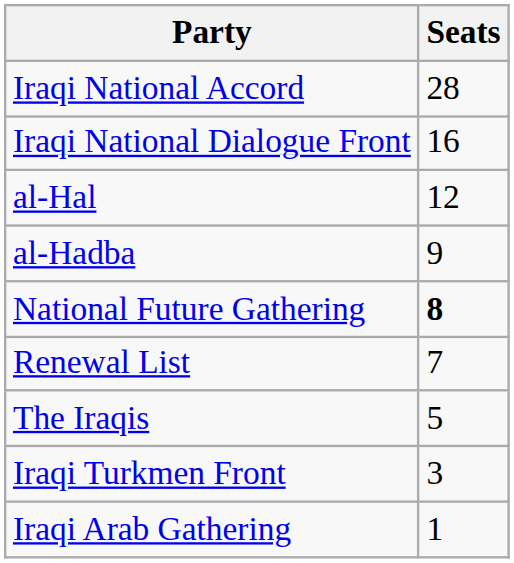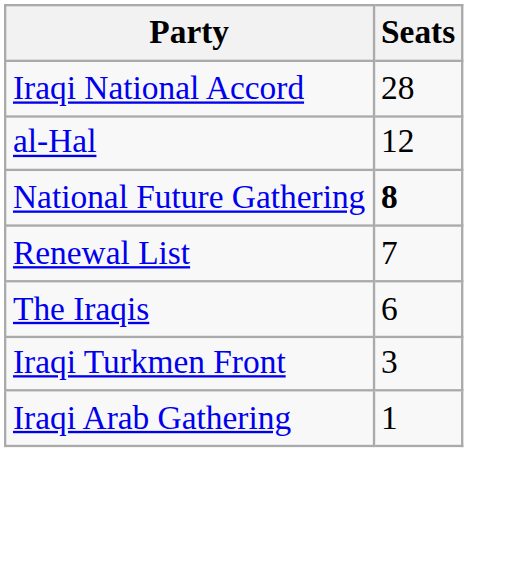- row: (212, 142)
- row: (74, 252)
(435, 418) 5 -> (389, 307) 6
